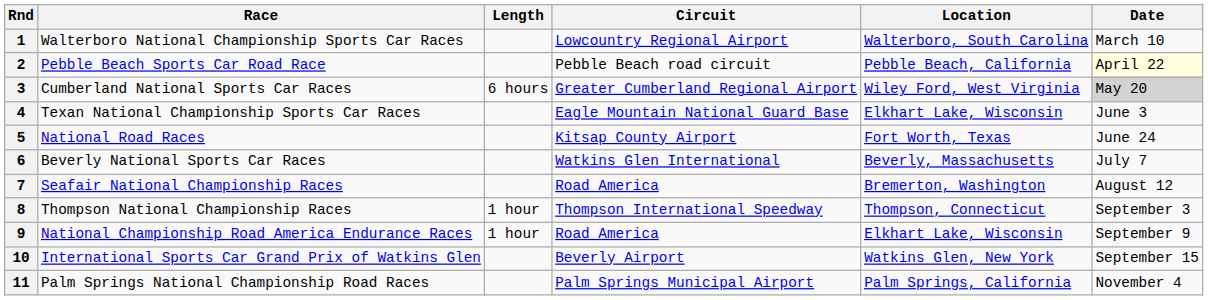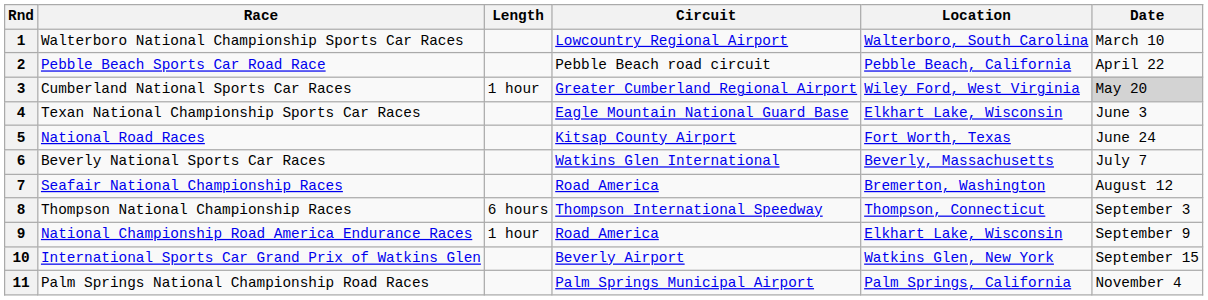(1130, 65) lightyellow background -> (1130, 65) no background
(518, 89) 6 hours -> (514, 89) 1 hour
(514, 210) 1 hour -> (518, 210) 6 hours
